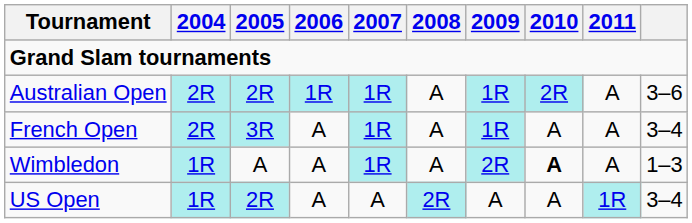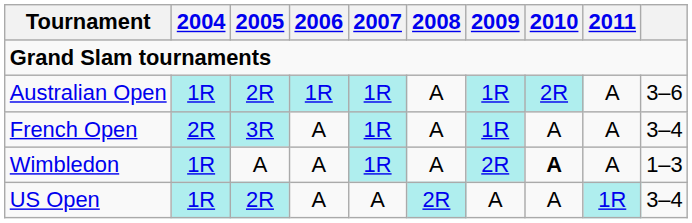(201, 92) 2R -> (201, 92) 1R
